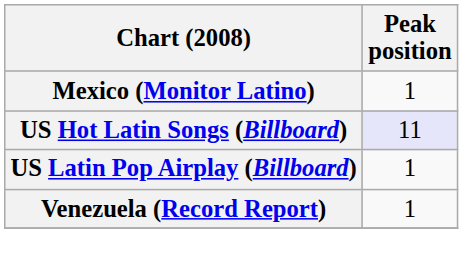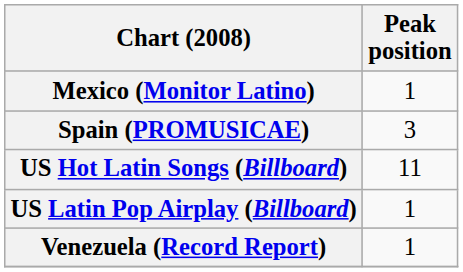+ row: (184, 129)
(410, 129) lavender background -> (410, 168) no background
